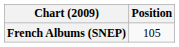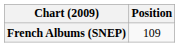(152, 32) 105 -> (152, 32) 109
